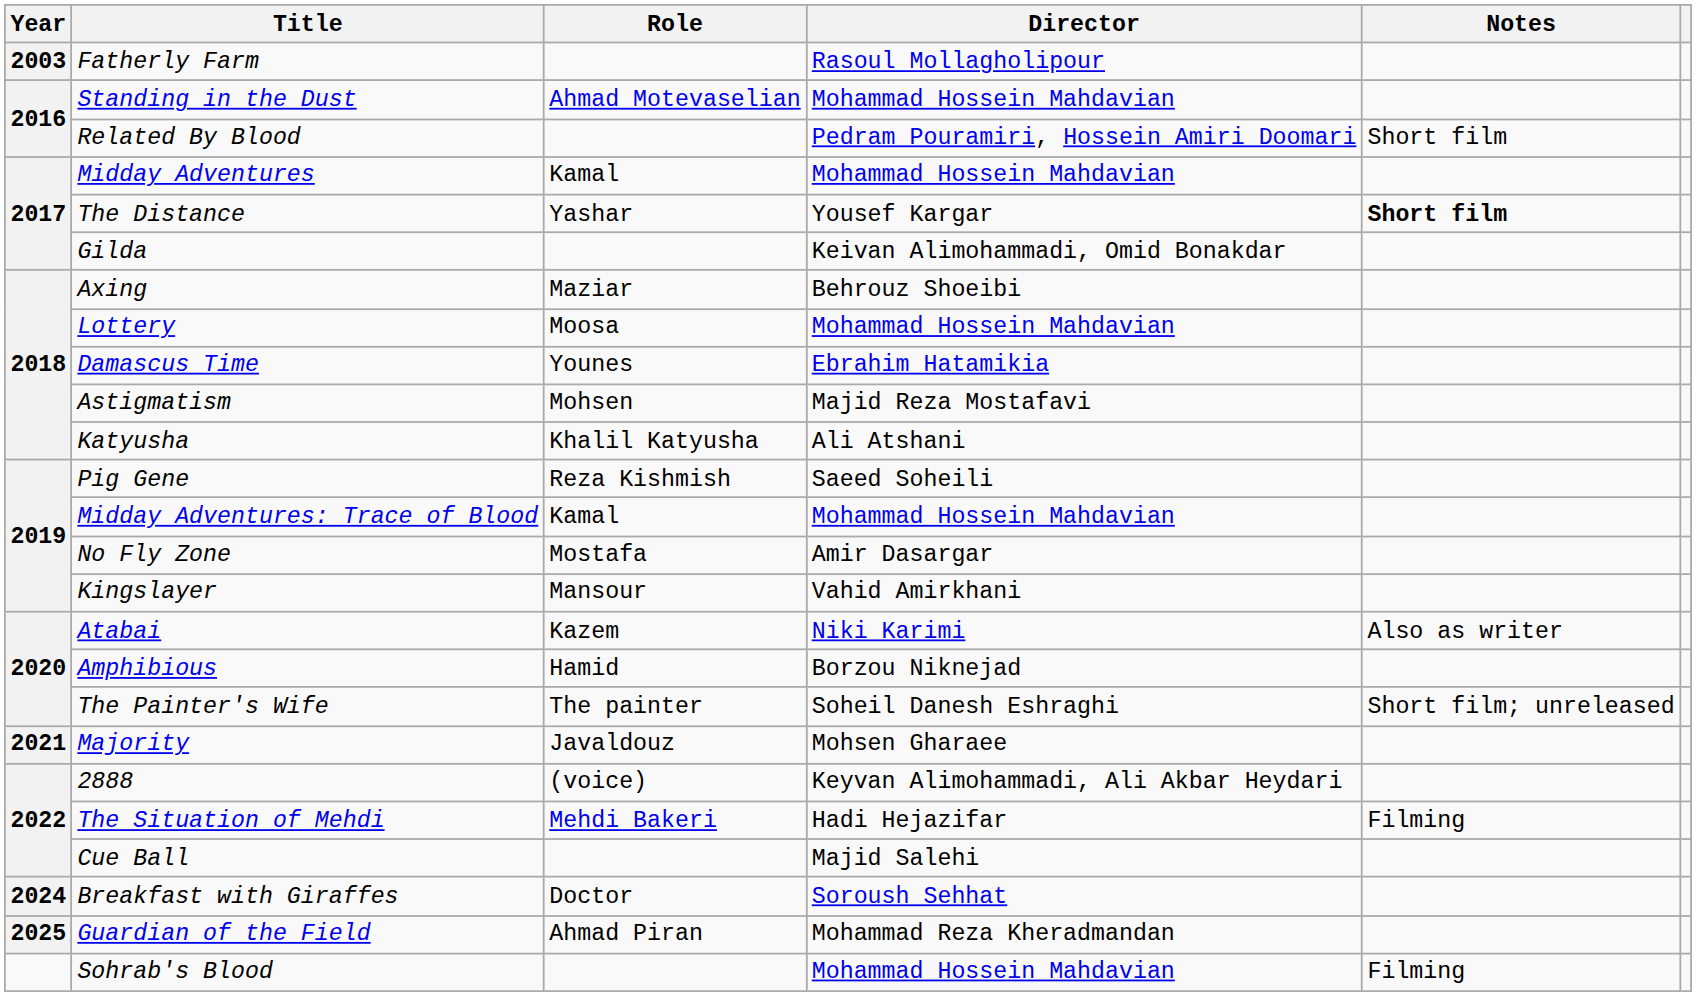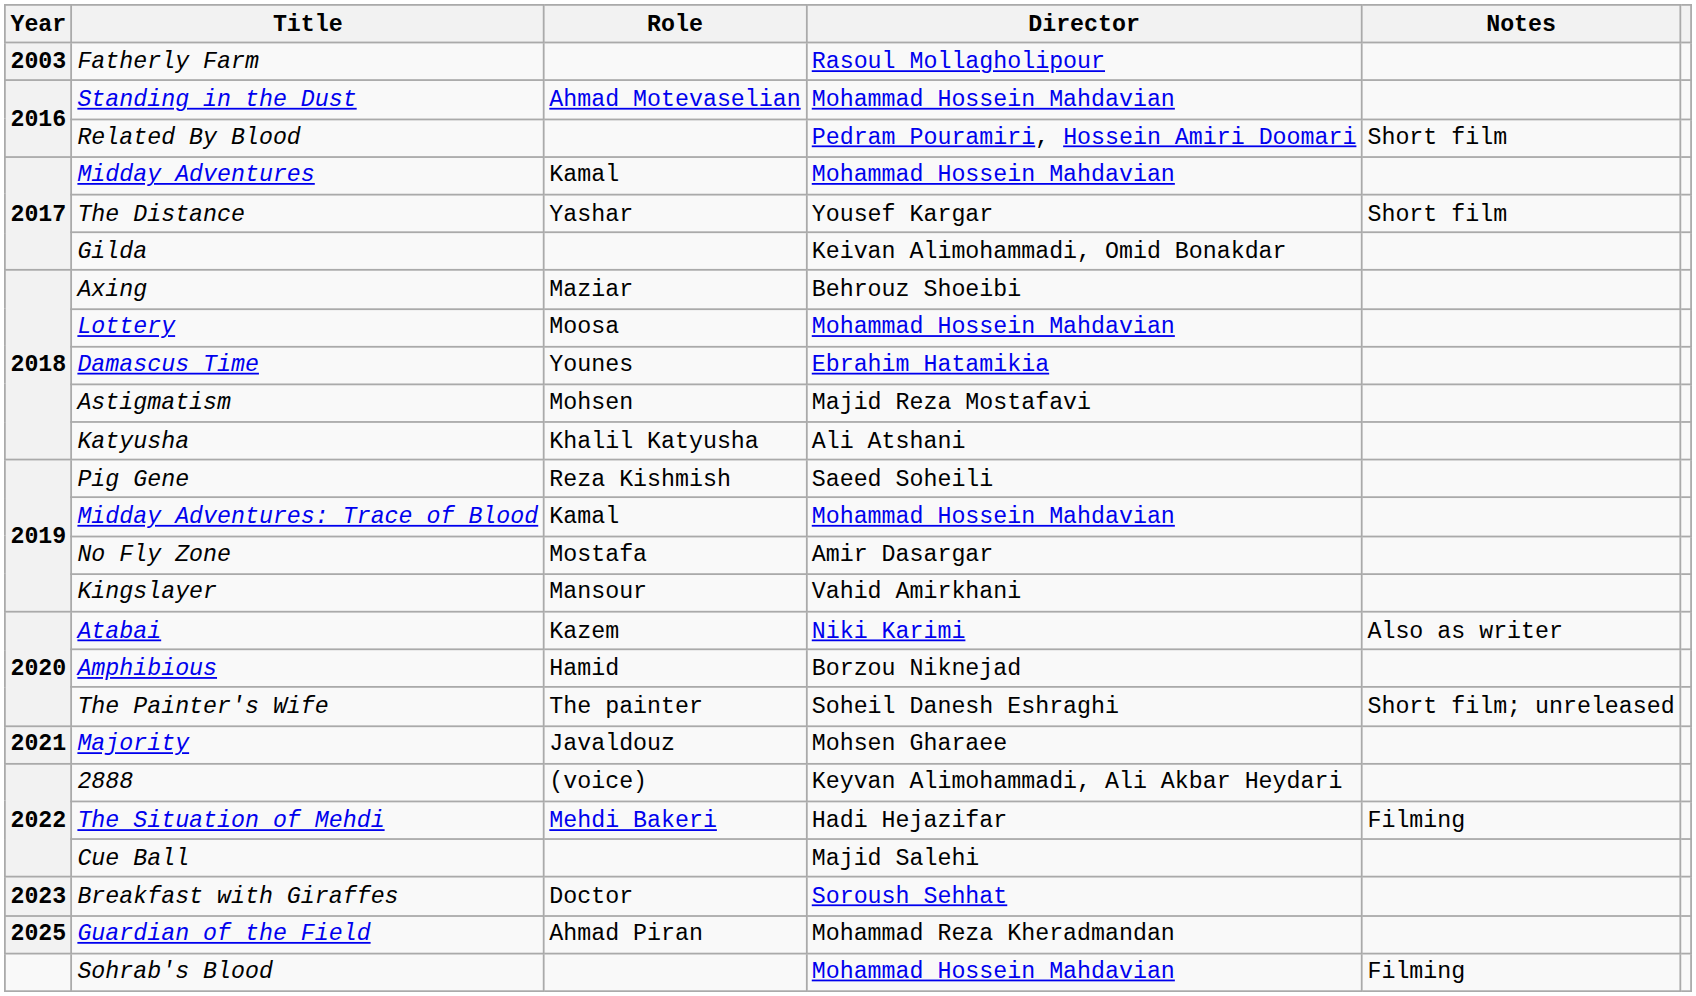(1437, 213) bold -> (1437, 213) normal
(38, 896) 2024 -> (38, 896) 2023
